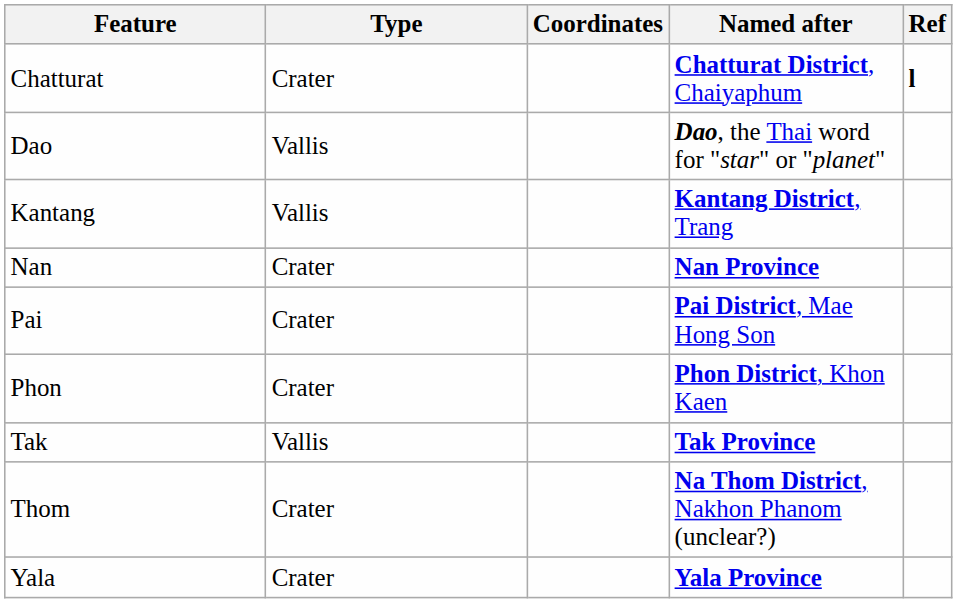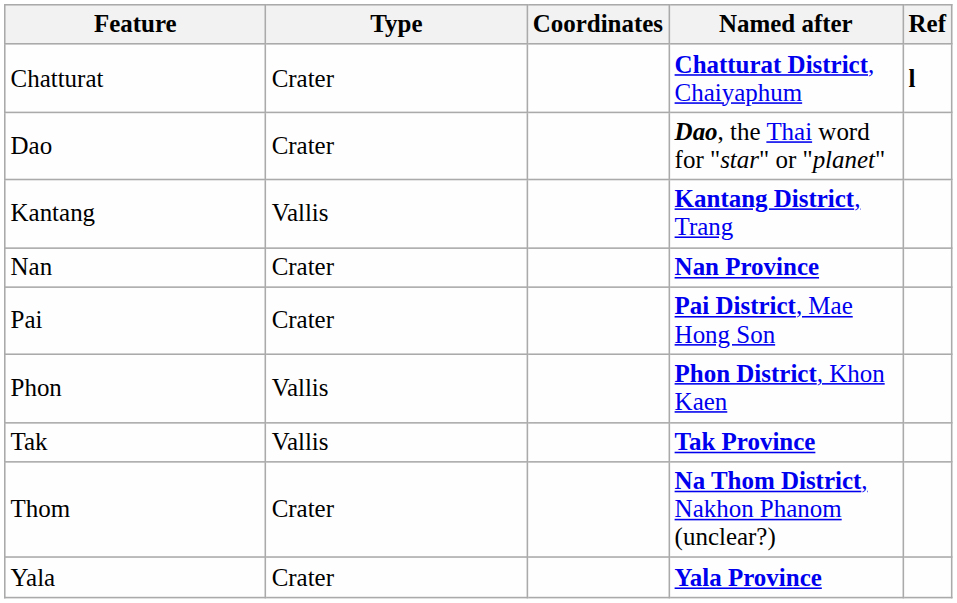(300, 145) Vallis -> (303, 145) Crater
(303, 388) Crater -> (300, 388) Vallis
